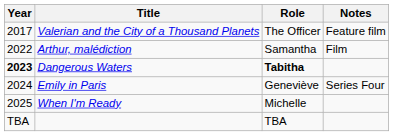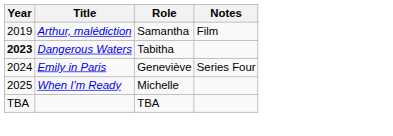- row: (148, 31)
(20, 49) 2022 -> (20, 31) 2019
(284, 67) bold -> (156, 49) normal
